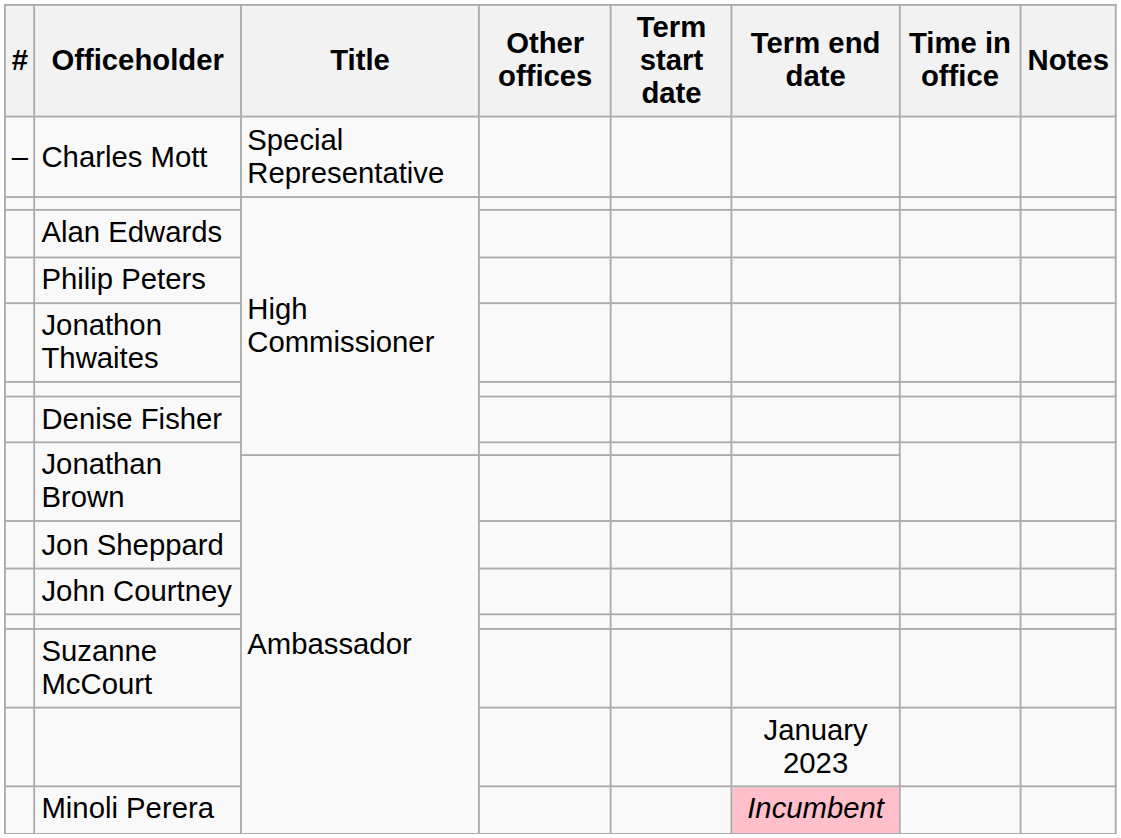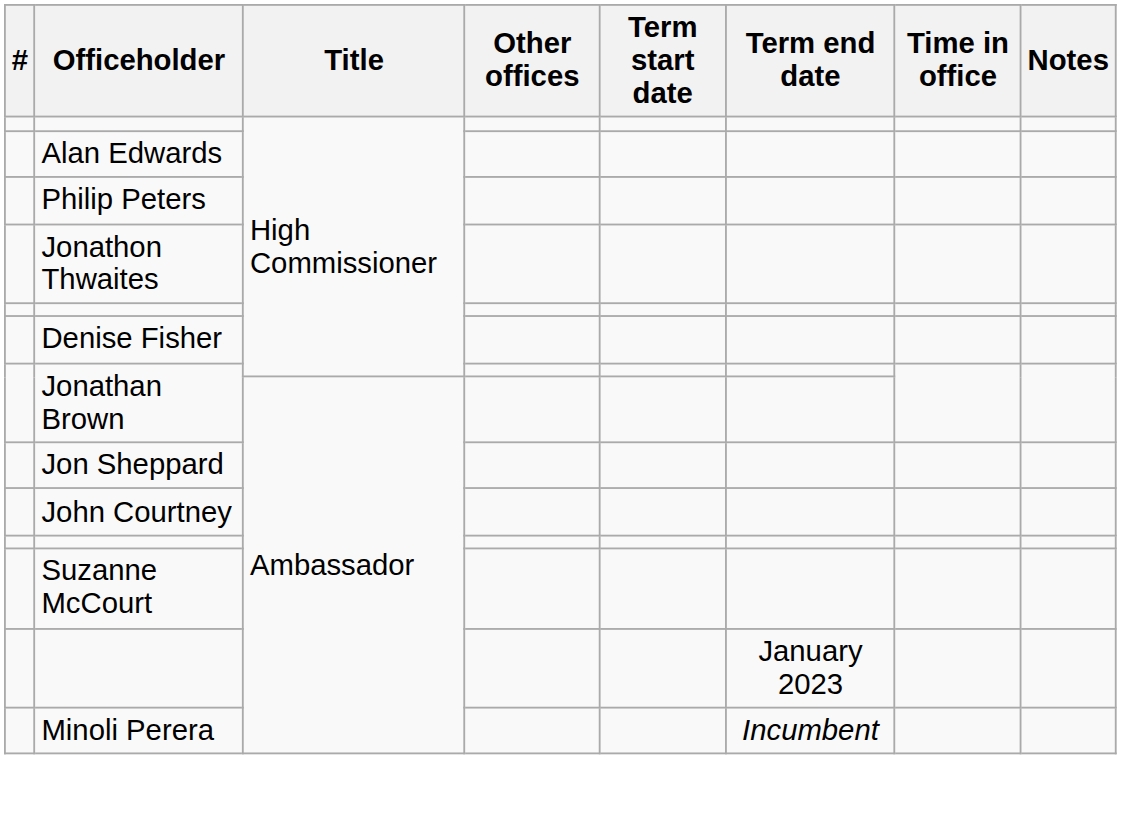- row: (124, 156)
(816, 809) pink background -> (810, 730) no background
